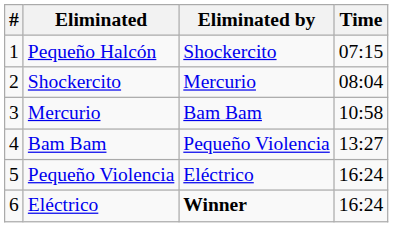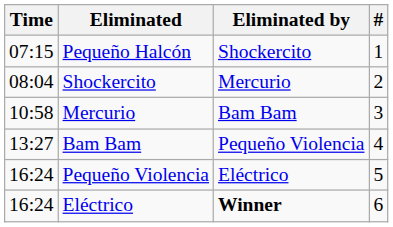columns swapped: (14, 19) <-> (361, 19)
